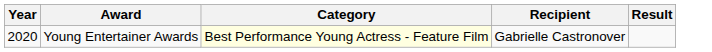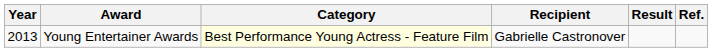+ column: (691, 15)
(22, 36) 2020 -> (22, 36) 2013
